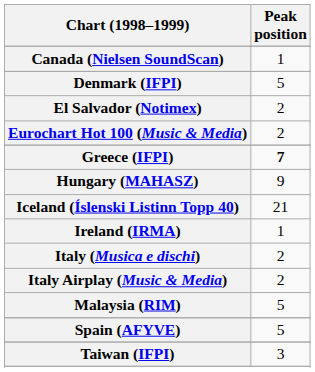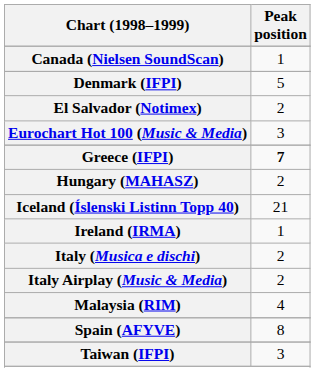(281, 132) 2 -> (281, 132) 3
(281, 181) 9 -> (281, 181) 2
(281, 305) 5 -> (281, 305) 4
(281, 329) 5 -> (281, 329) 8
